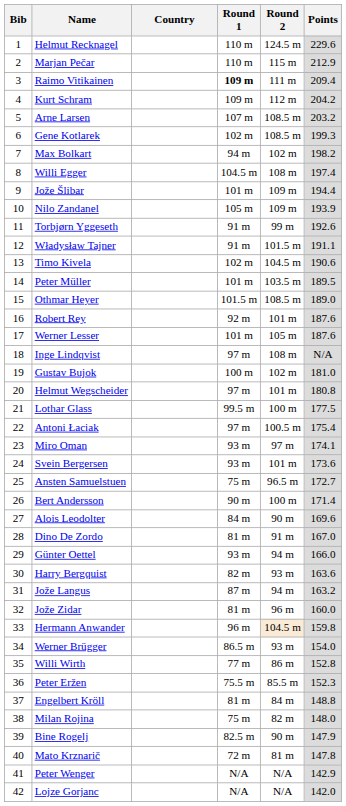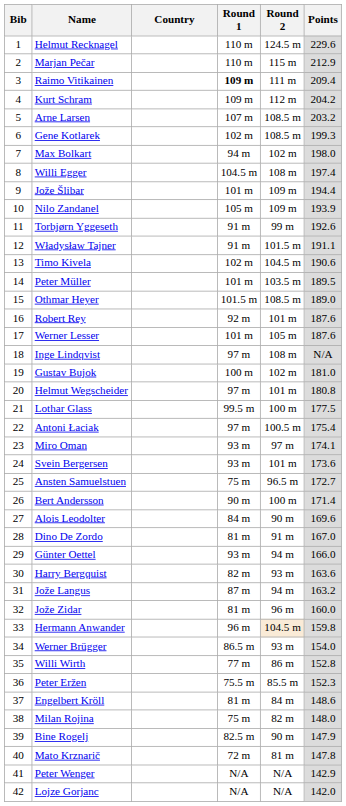(323, 153) 198.2 -> (323, 153) 198.0
(323, 700) 148.8 -> (323, 700) 148.6
